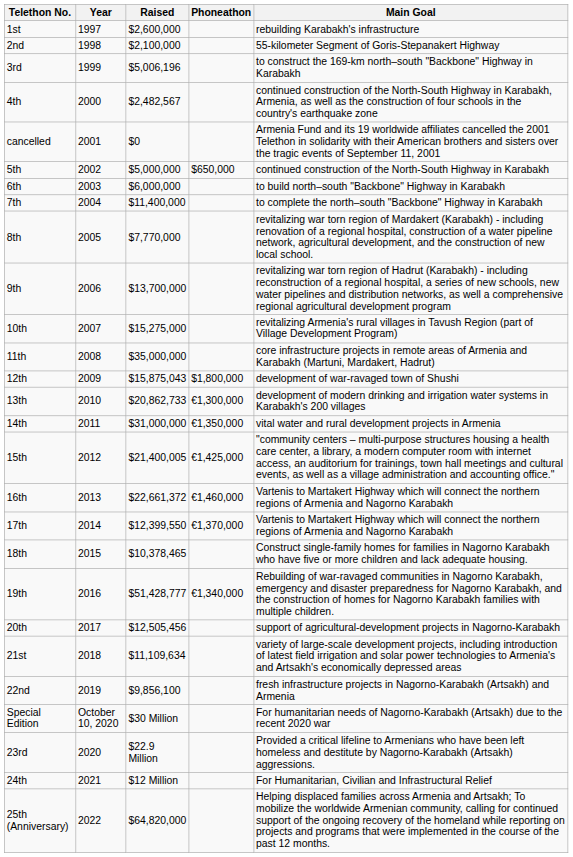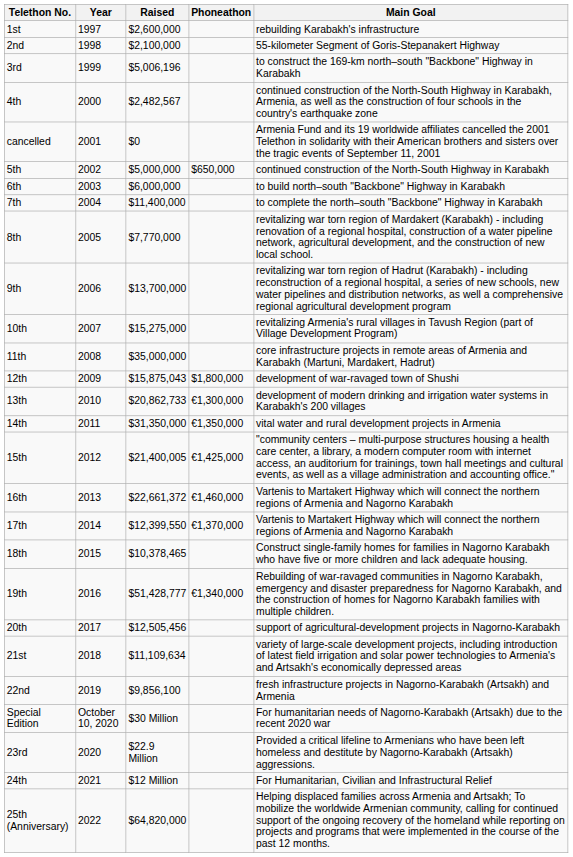(157, 423) $31,000,000 -> (157, 423) $31,350,000
